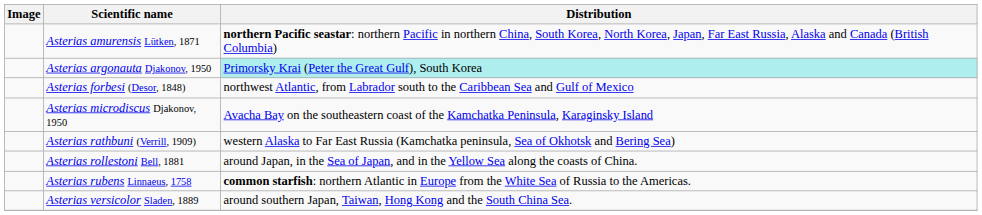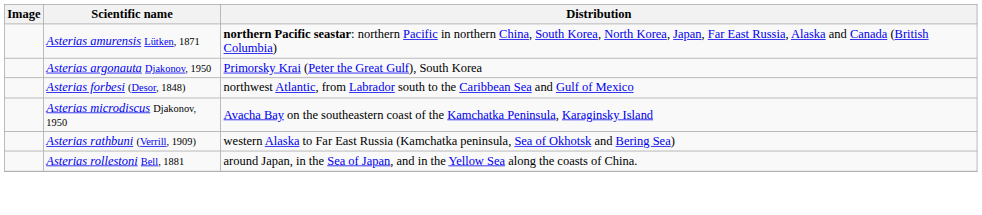(353, 68) paleturquoise background -> (353, 68) no background
- row: (119, 181)
- row: (122, 200)
